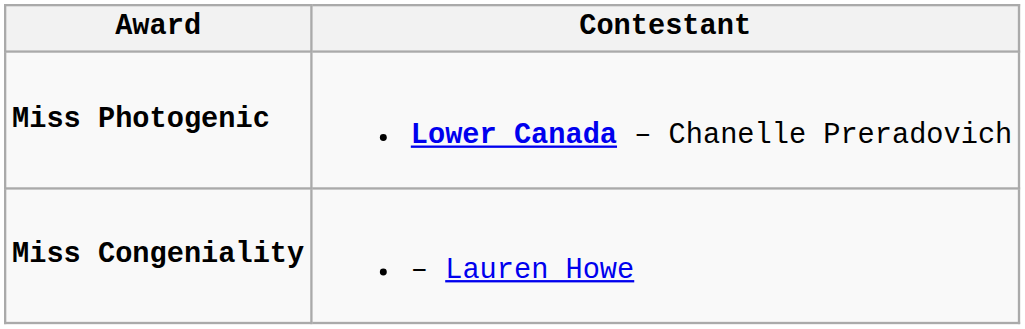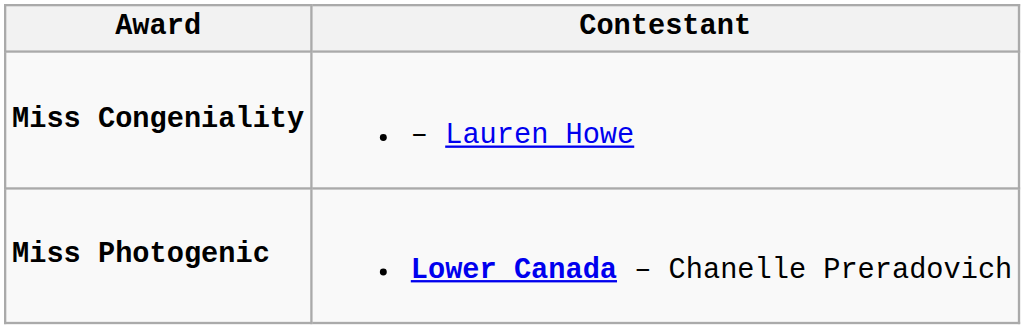rows swapped: (158, 256) <-> (141, 120)
